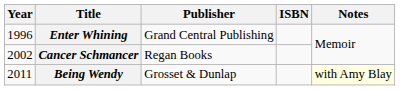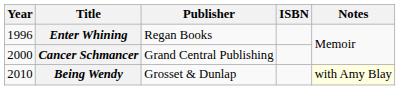(209, 34) Grand Central Publishing -> (178, 34) Regan Books
(20, 54) 2002 -> (20, 54) 2000
(178, 54) Regan Books -> (209, 54) Grand Central Publishing
(20, 74) 2011 -> (20, 74) 2010
